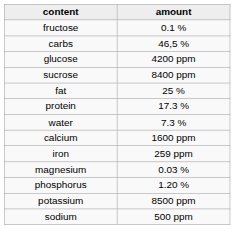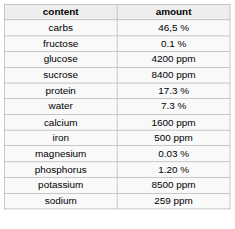rows swapped: (61, 43) <-> (61, 28)
- row: (61, 91)
(174, 153) 259 ppm -> (174, 138) 500 ppm
(174, 216) 500 ppm -> (174, 201) 259 ppm
